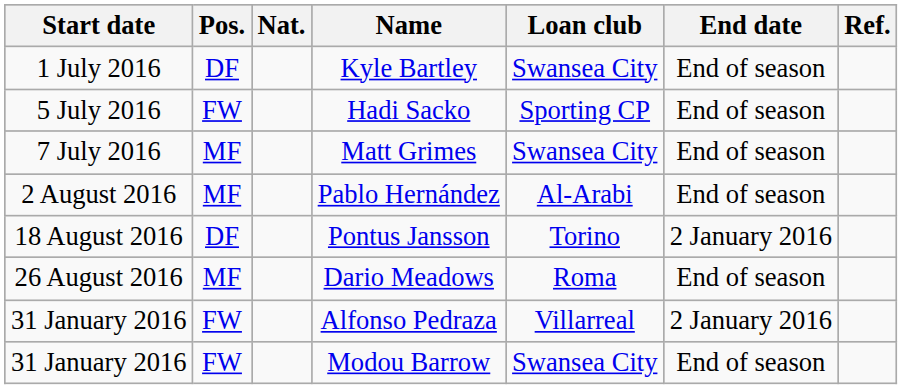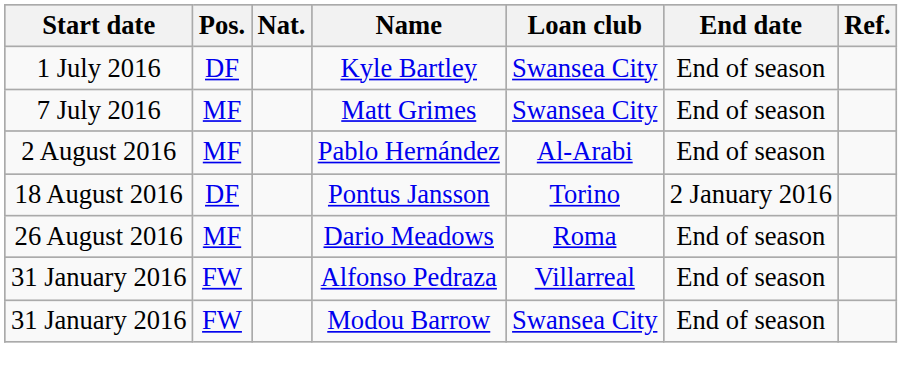- row: (409, 109)
(751, 320) 2 January 2016 -> (751, 278) End of season
